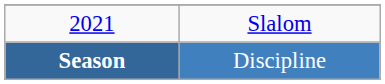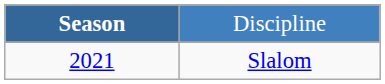rows swapped: (92, 60) <-> (92, 23)
